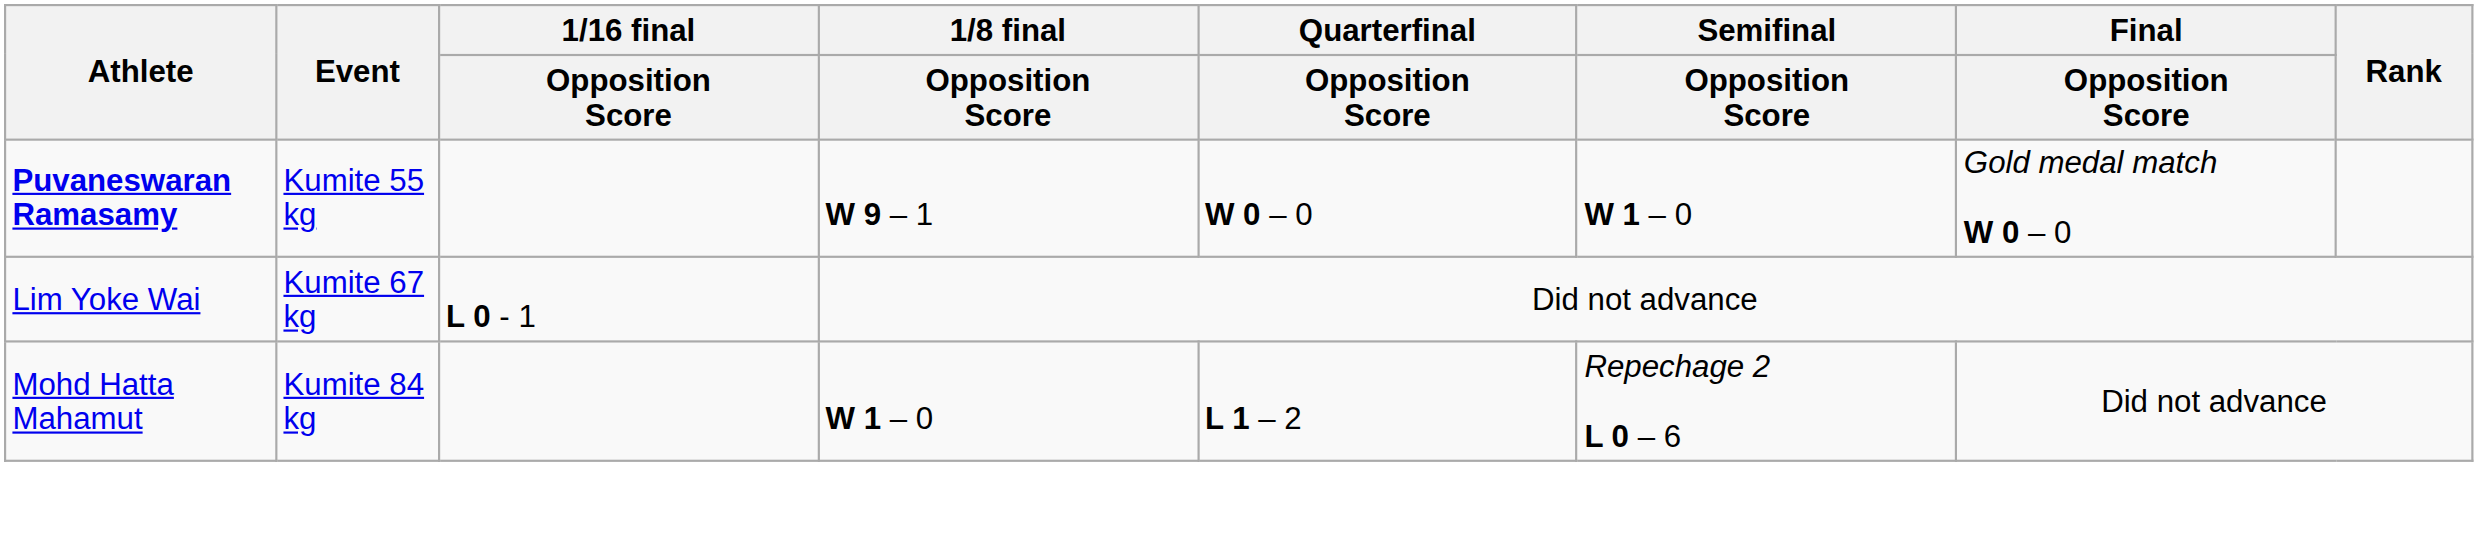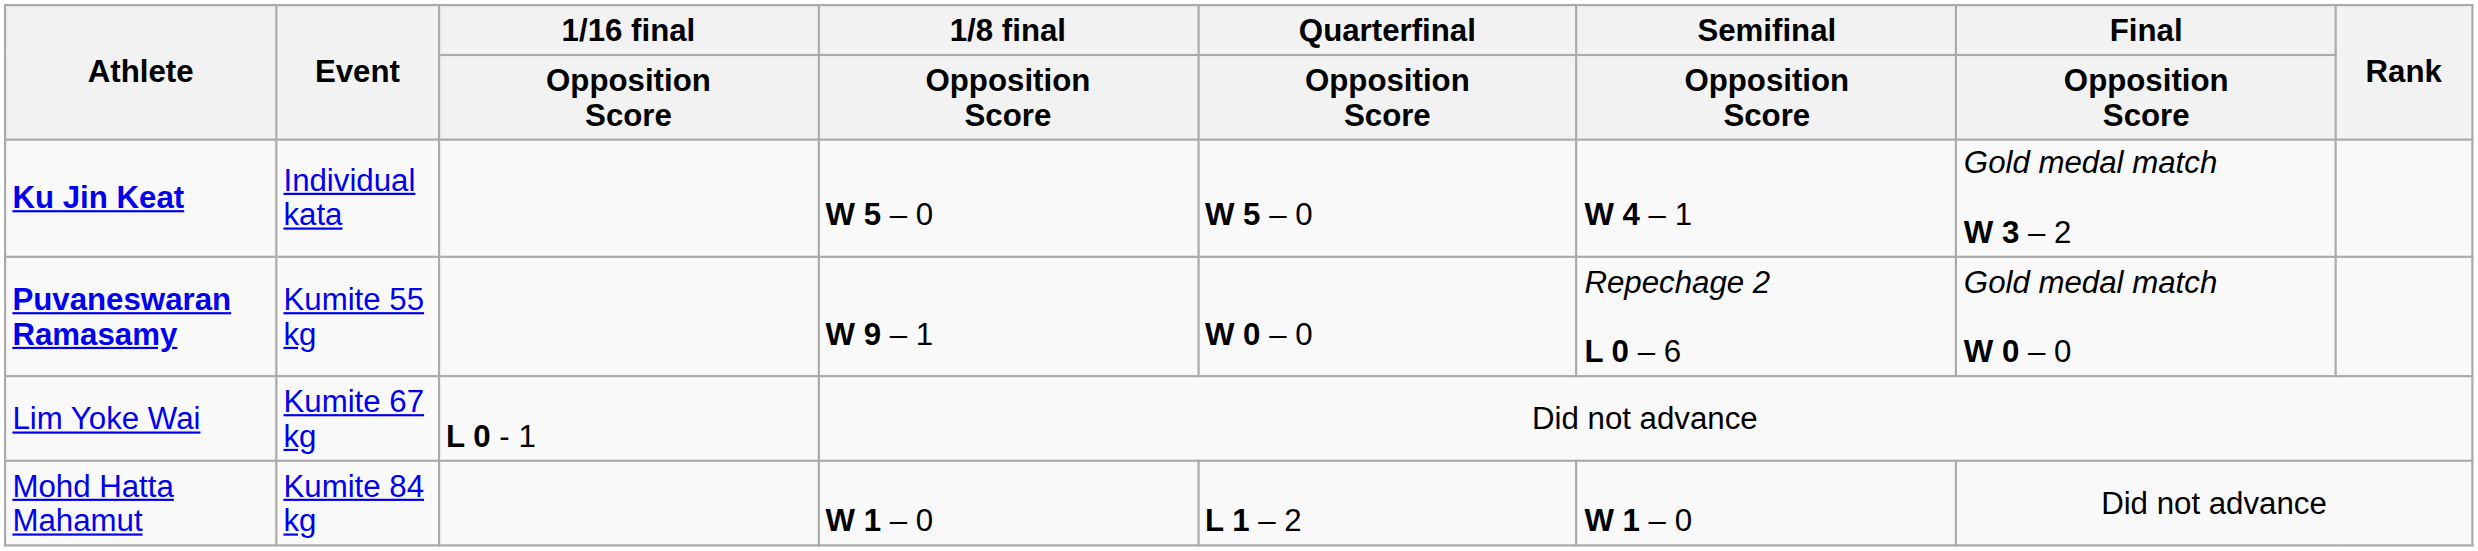+ row: (98, 198)
(1638, 216) W 1 – 0 -> (1677, 317) Repechage 2 L 0 – 6
(1677, 401) Repechage 2 L 0 – 6 -> (1638, 520) W 1 – 0
